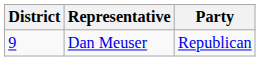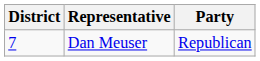(12, 42) 9 -> (12, 42) 7
